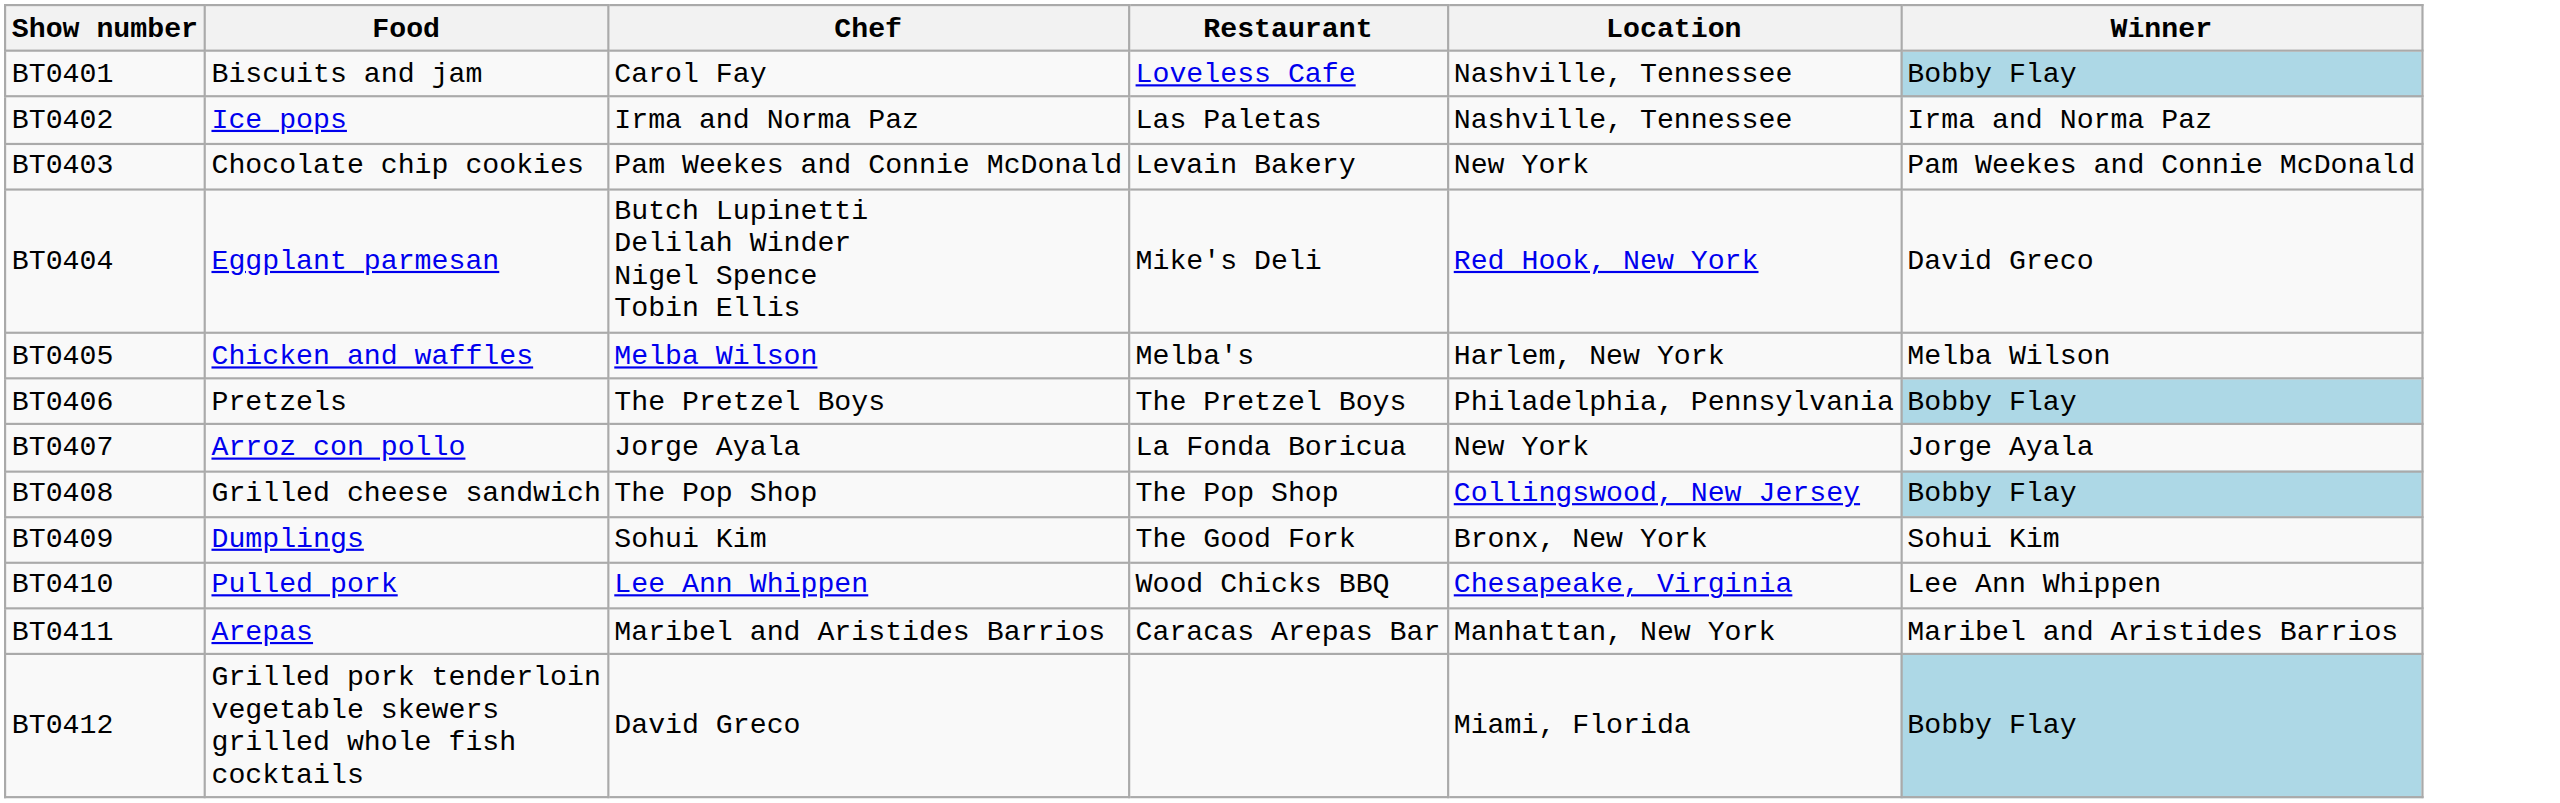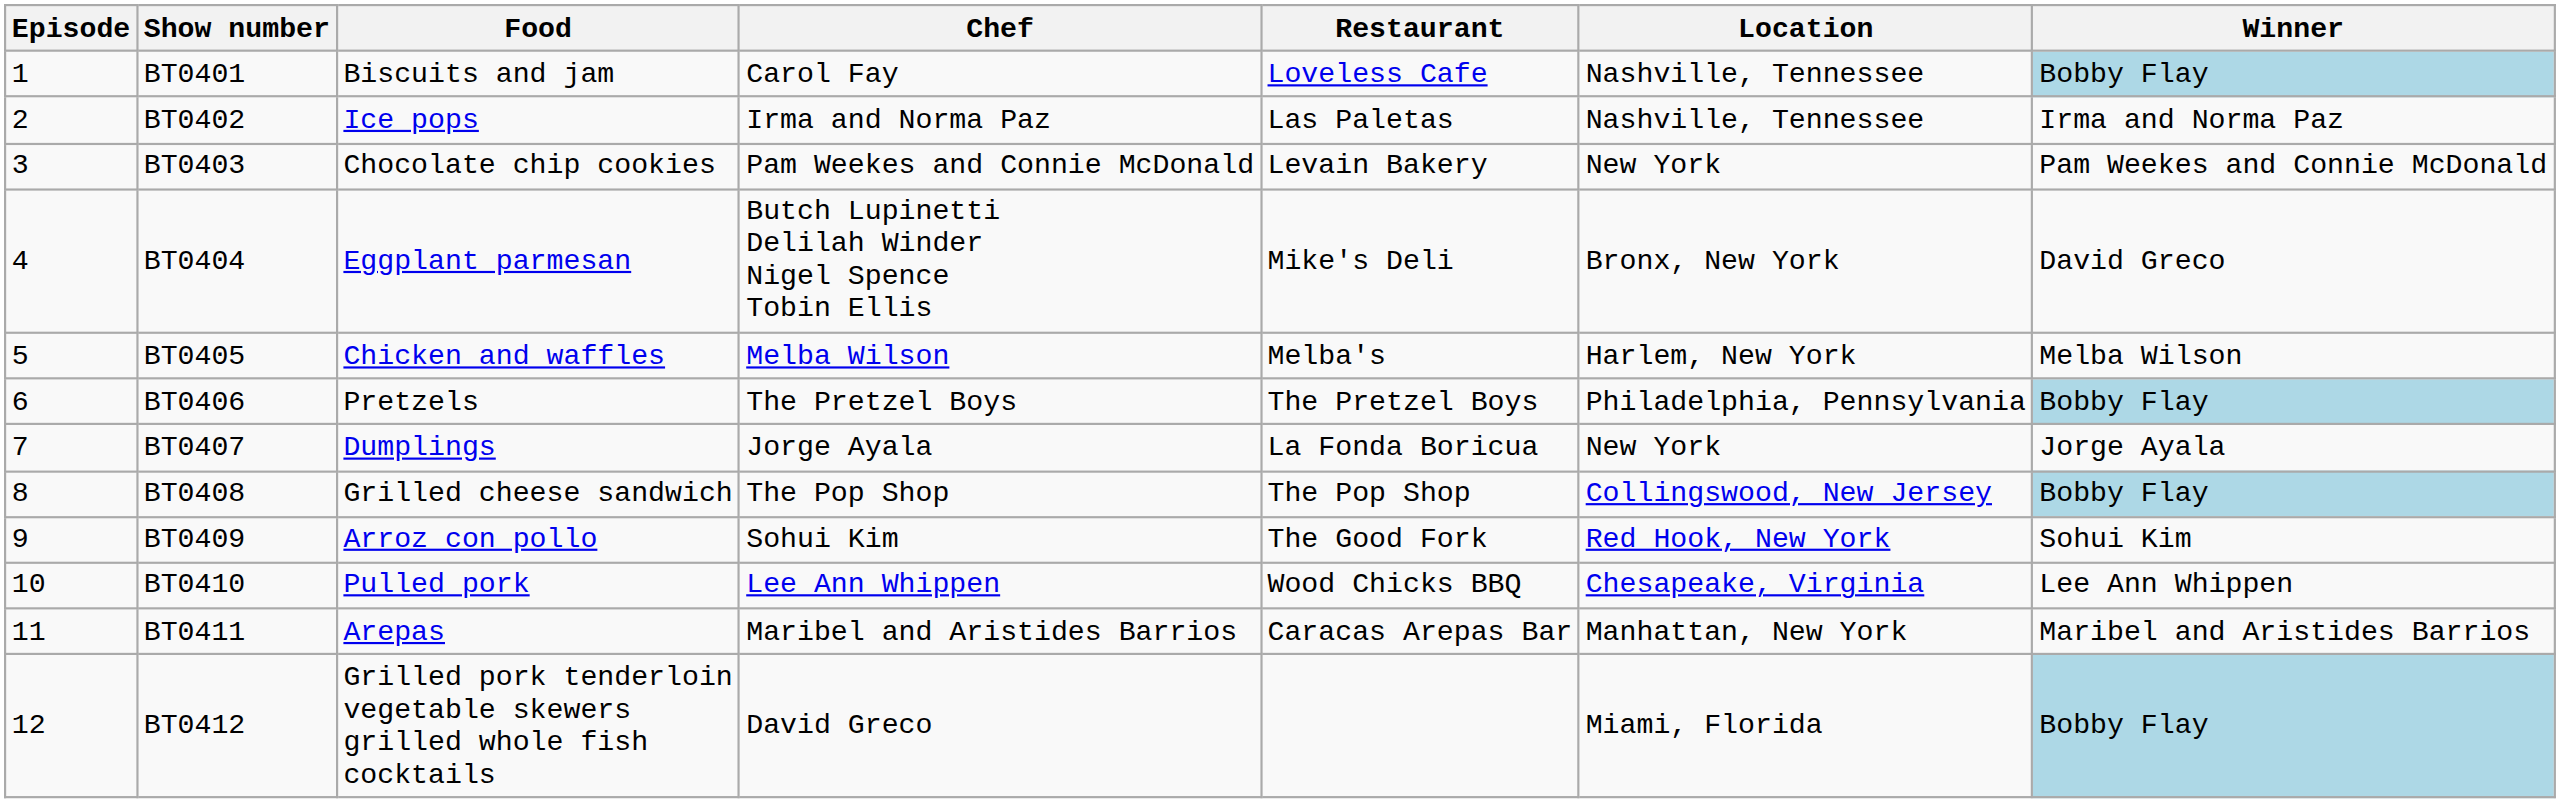+ column: (71, 28)
(1606, 261) Red Hook, New York -> (1713, 261) Bronx, New York
(338, 448) Arroz con pollo -> (420, 448) Dumplings
(288, 540) Dumplings -> (470, 540) Arroz con pollo
(1581, 540) Bronx, New York -> (1738, 540) Red Hook, New York
